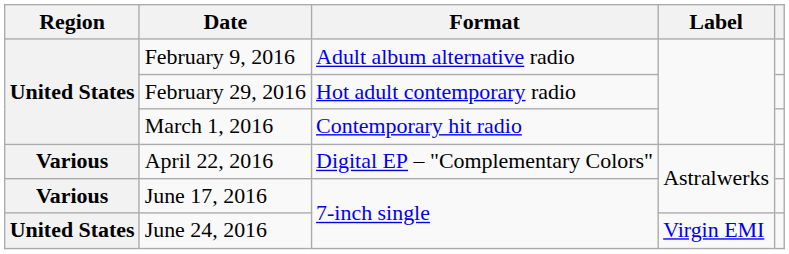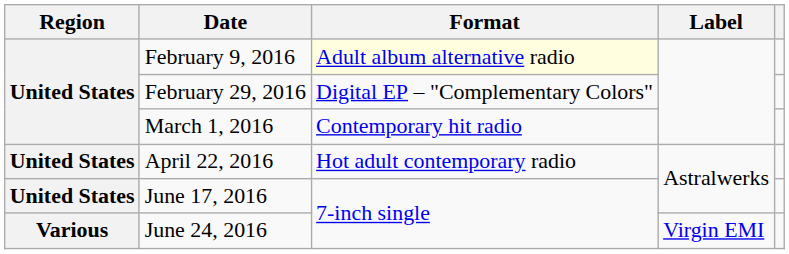(445, 56) no background -> (445, 56) lightyellow background
(446, 91) Hot adult contemporary radio -> (485, 91) Digital EP – "Complementary Colors"
(72, 160) Various -> (72, 160) United States
(485, 160) Digital EP – "Complementary Colors" -> (446, 160) Hot adult contemporary radio
(72, 195) Various -> (72, 195) United States
(72, 230) United States -> (72, 230) Various
